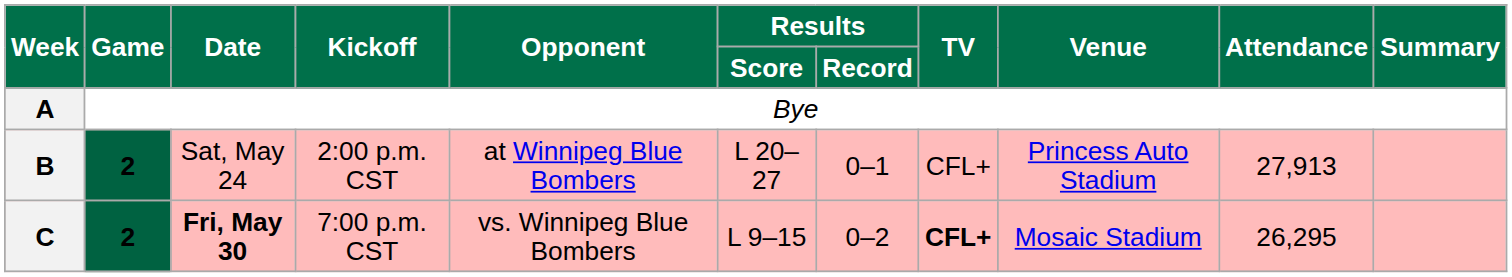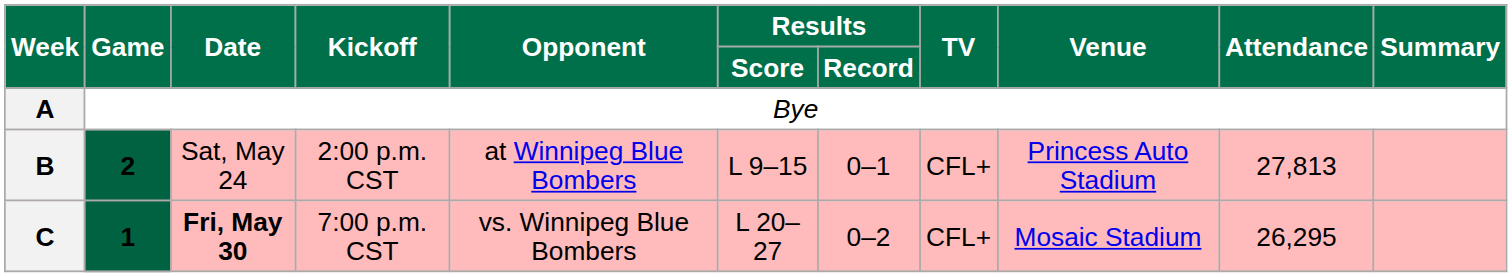(767, 165) L 20–27 -> (768, 165) L 9–15
(1296, 165) 27,913 -> (1296, 165) 27,813
(128, 236) 2 -> (128, 236) 1
(767, 236) L 9–15 -> (768, 236) L 20–27
(958, 236) bold -> (959, 236) normal
